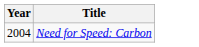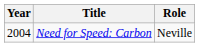+ column: (175, 13)
